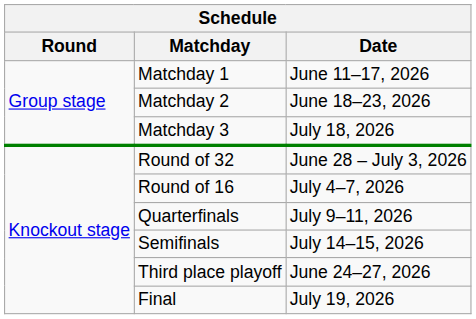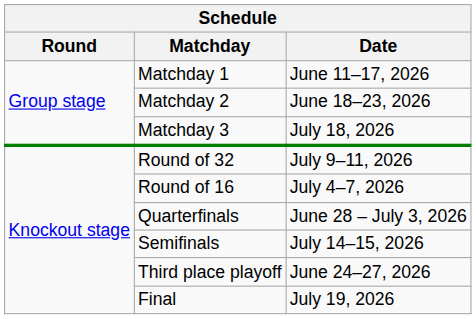(378, 160) June 28 – July 3, 2026 -> (351, 160) July 9–11, 2026
(351, 216) July 9–11, 2026 -> (378, 216) June 28 – July 3, 2026
